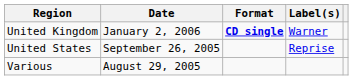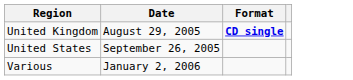- column: (315, 13)
(152, 31) January 2, 2006 -> (152, 31) August 29, 2005
(152, 66) August 29, 2005 -> (152, 66) January 2, 2006
